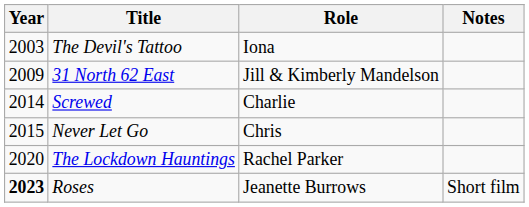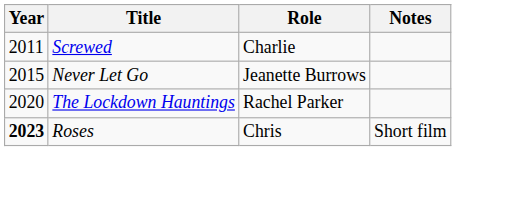- row: (117, 46)
- row: (113, 74)
(26, 103) 2014 -> (26, 46) 2011
(262, 131) Chris -> (304, 74) Jeanette Burrows
(304, 187) Jeanette Burrows -> (262, 131) Chris
